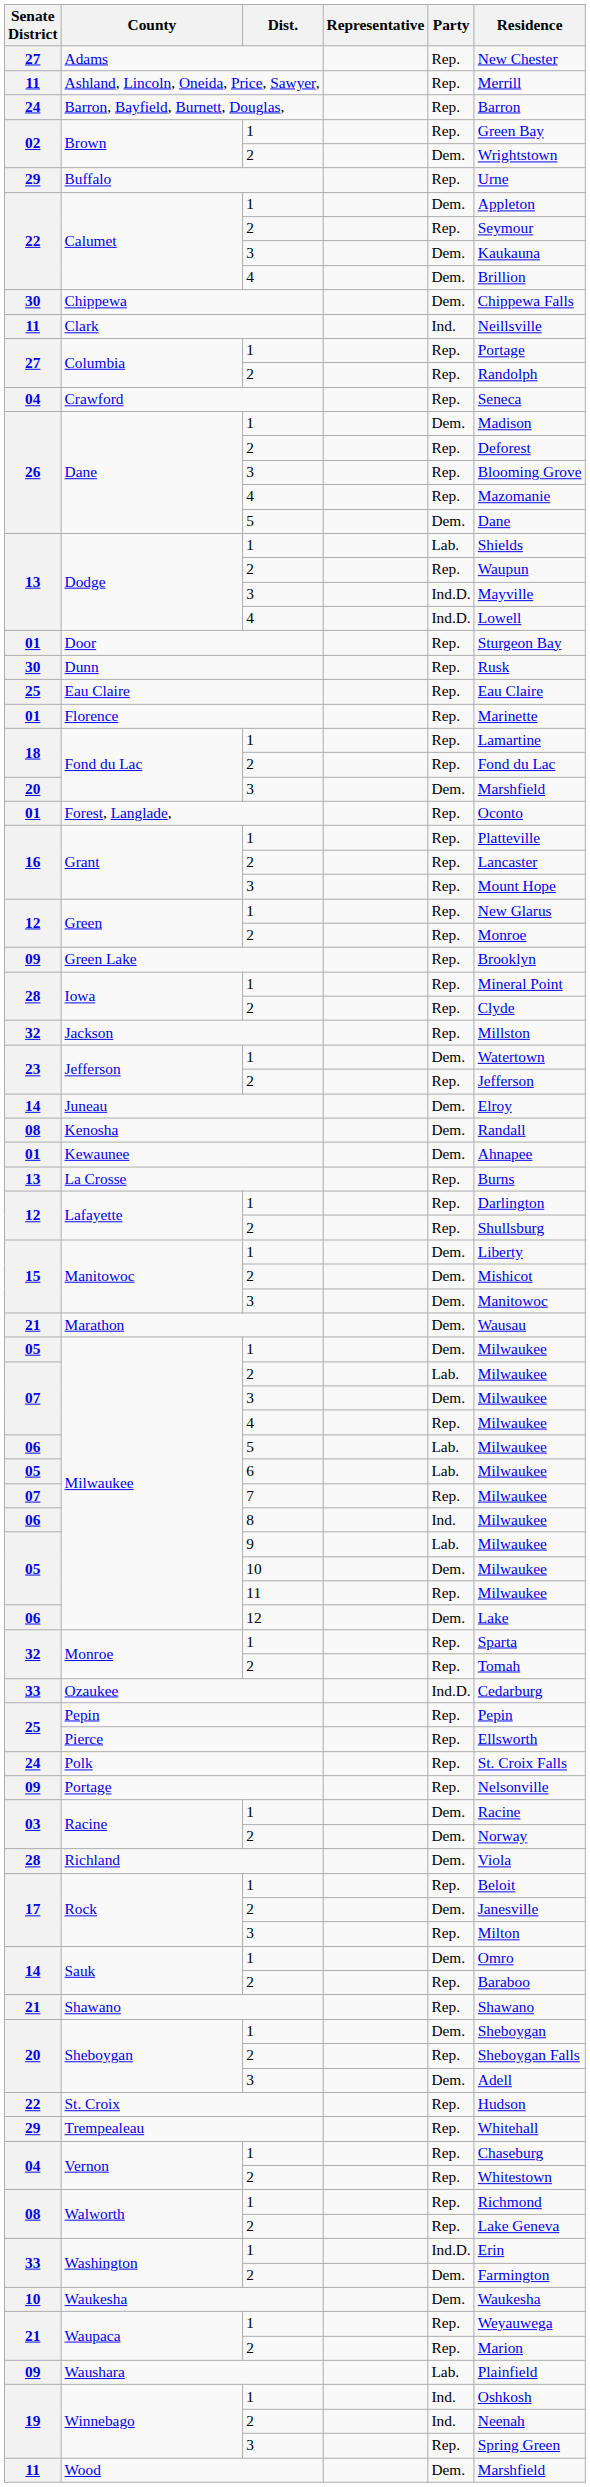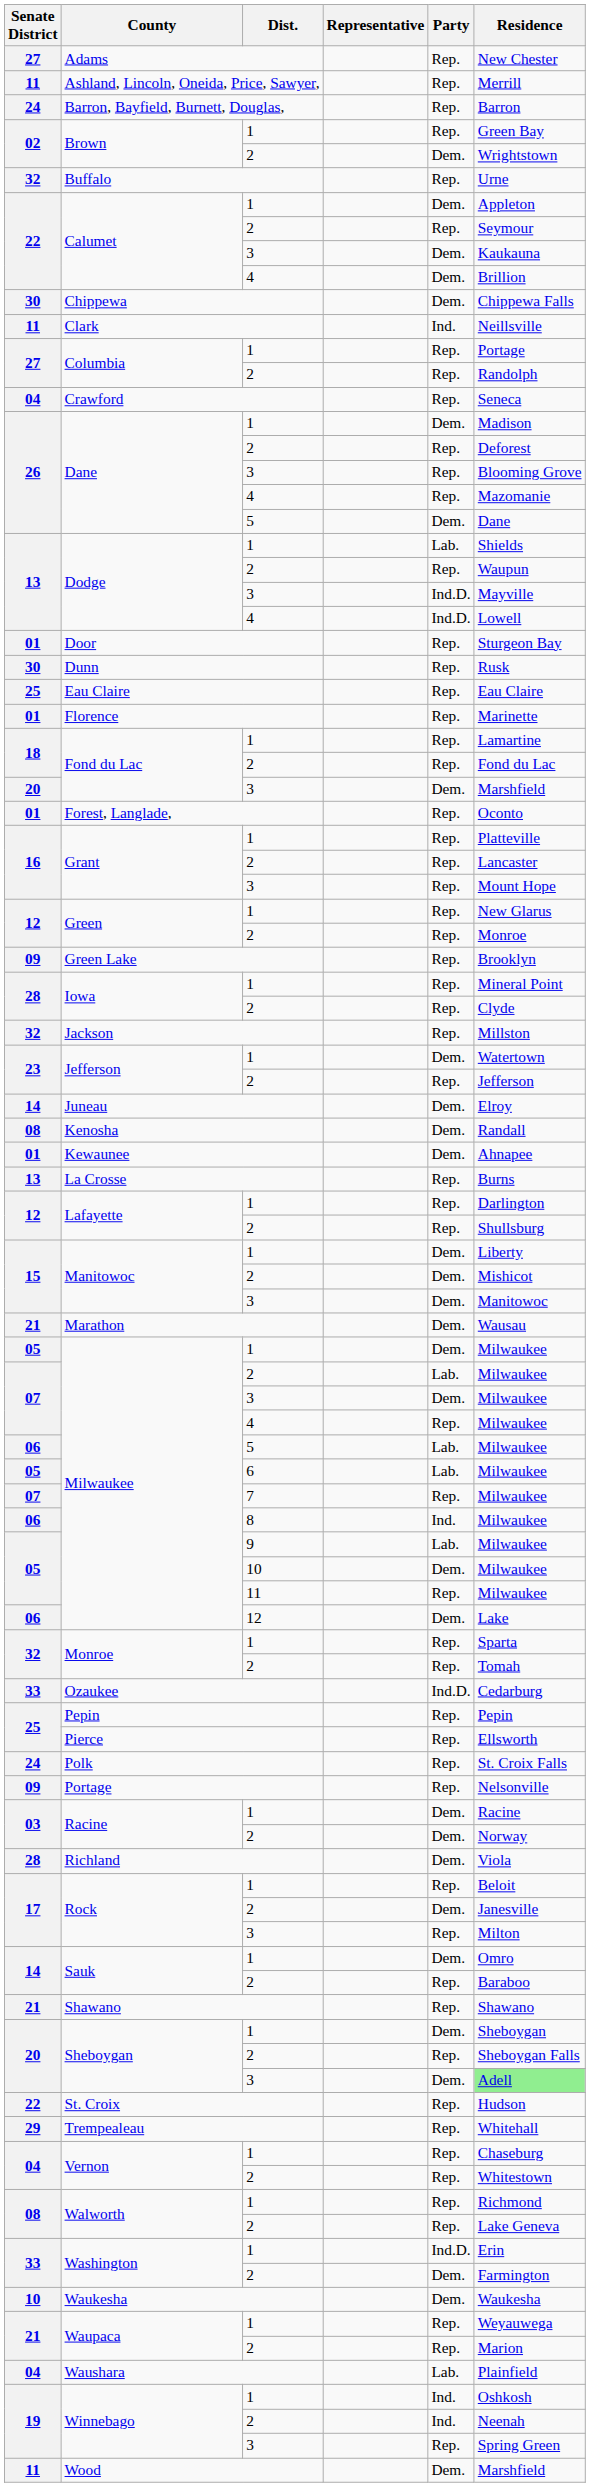(33, 180) 29 -> (33, 180) 32
(495, 2080) no background -> (495, 2080) lightgreen background
(33, 2372) 09 -> (33, 2372) 04
